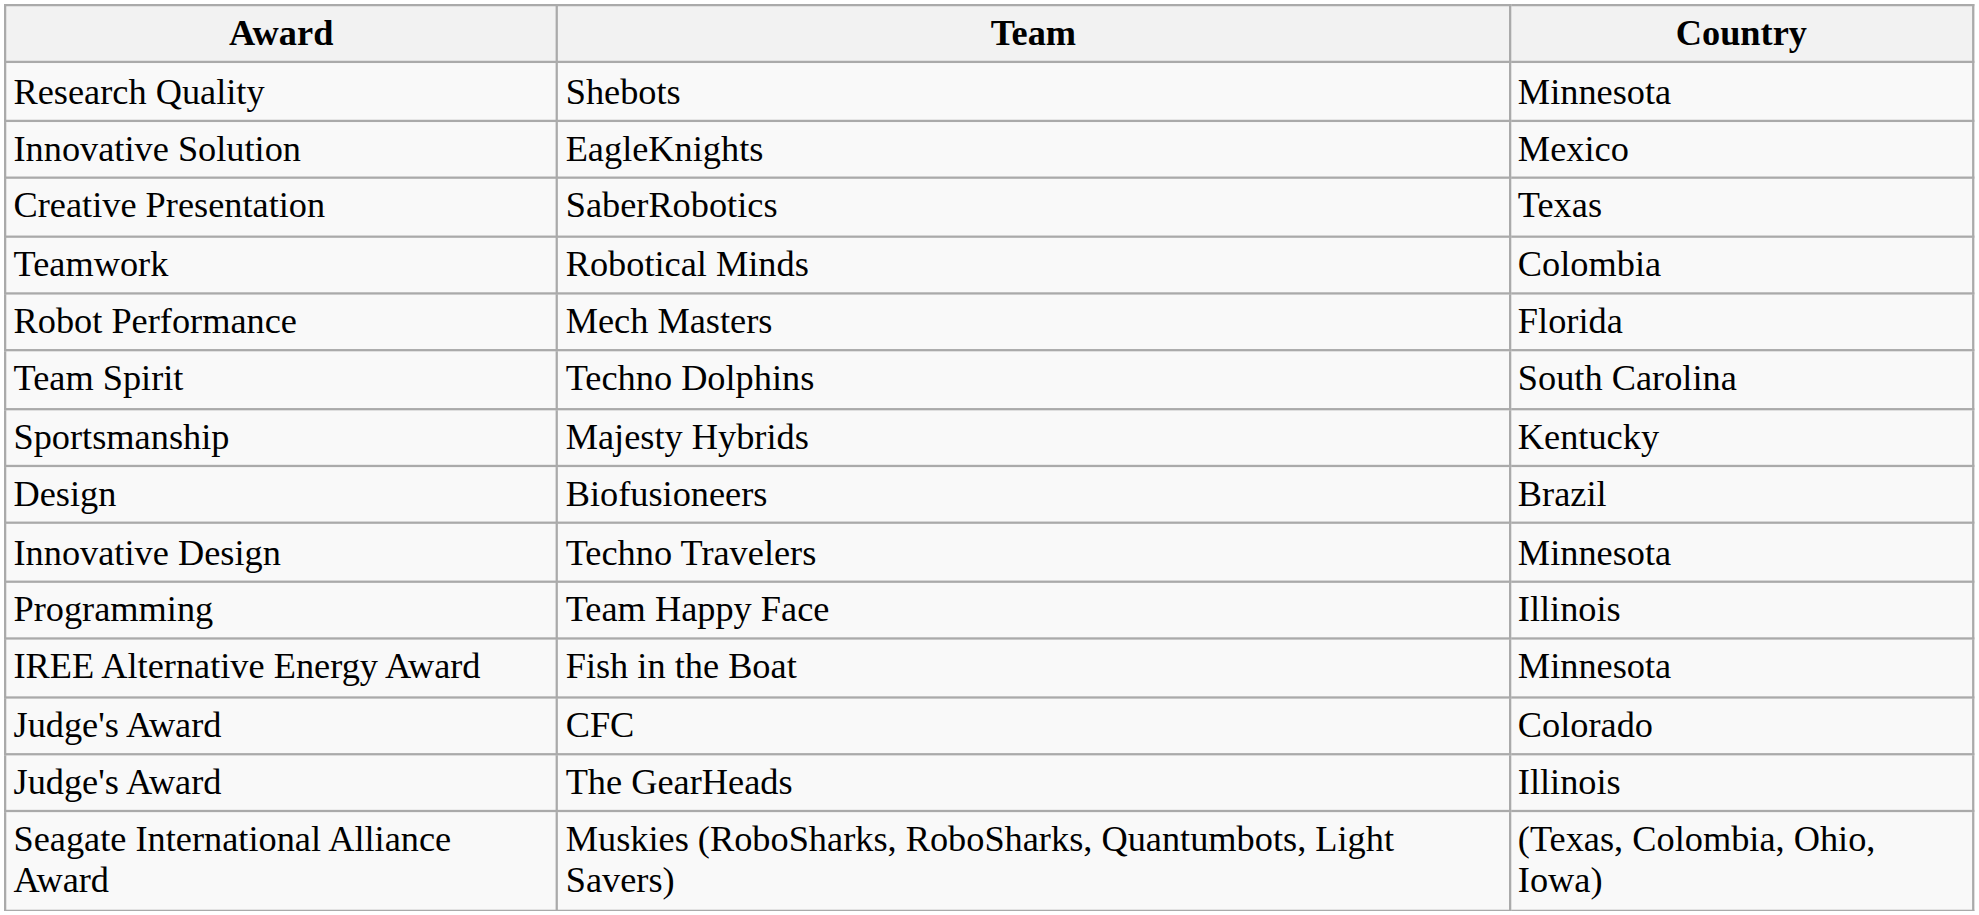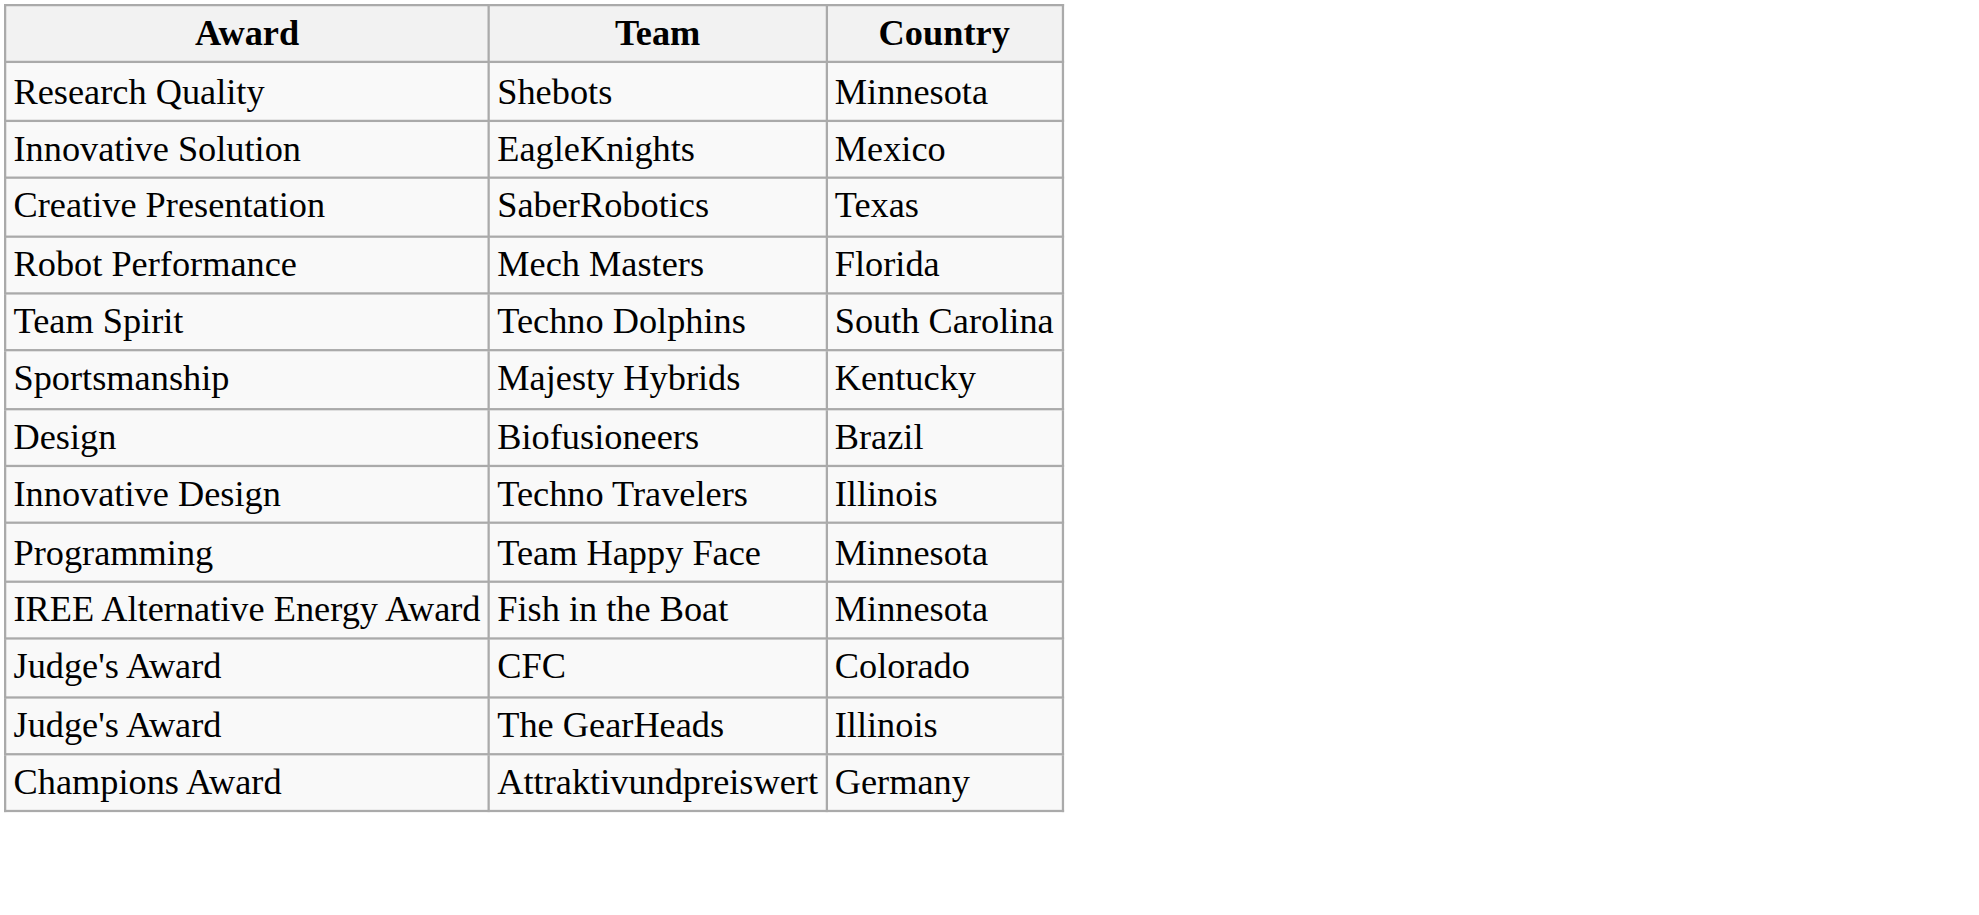- row: (687, 263)
(1595, 551) Minnesota -> (886, 494) Illinois
(1569, 609) Illinois -> (911, 551) Minnesota
- row: (980, 860)
+ row: (658, 782)
